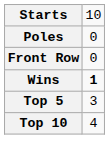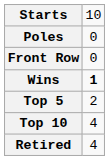(94, 102) 3 -> (94, 102) 2
+ row: (43, 145)
